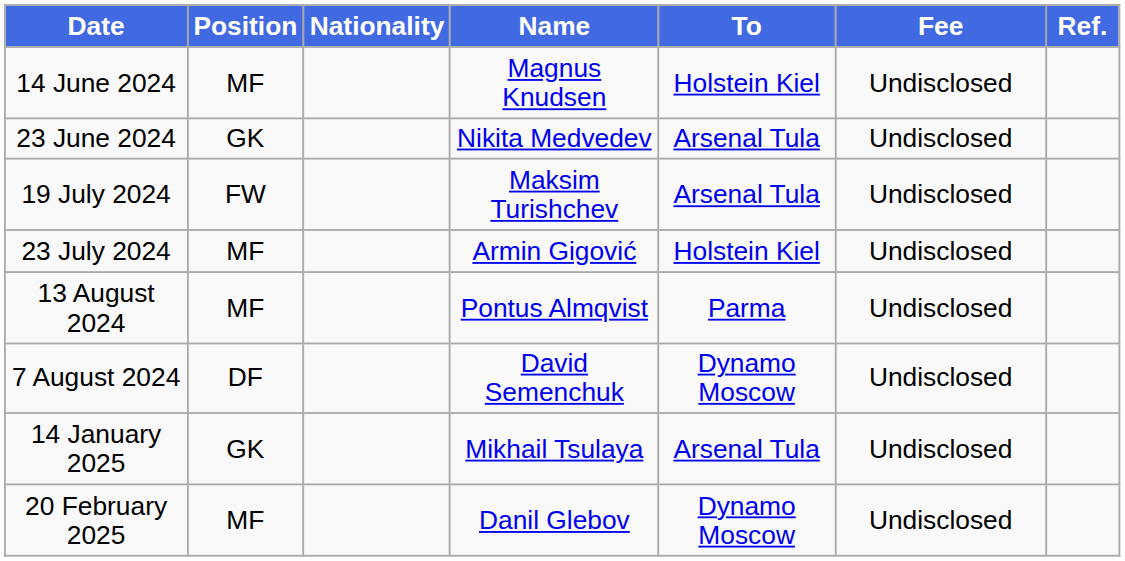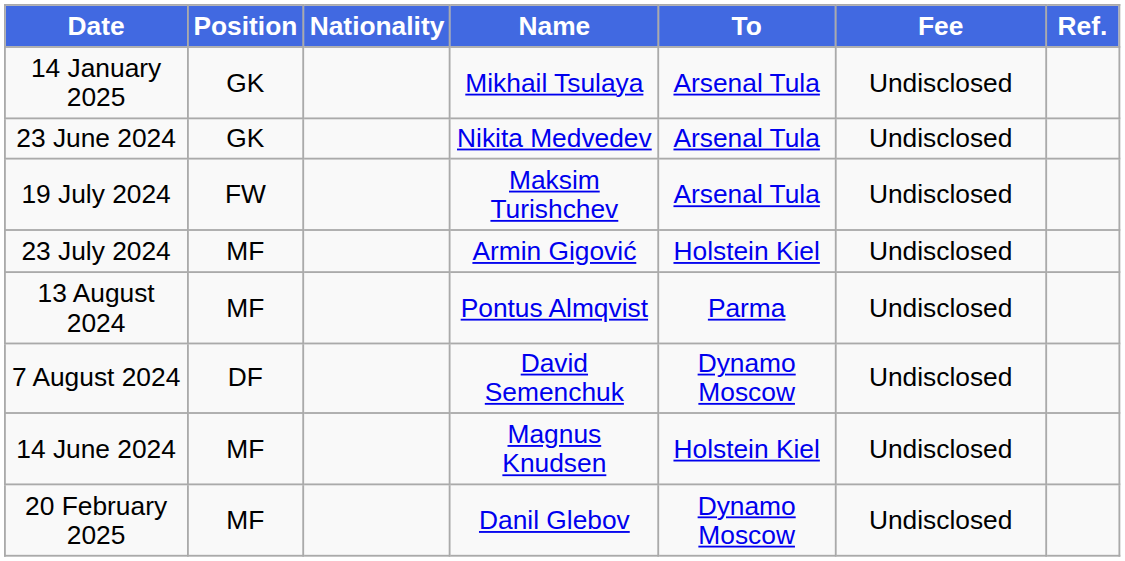rows swapped: (96, 82) <-> (96, 449)
